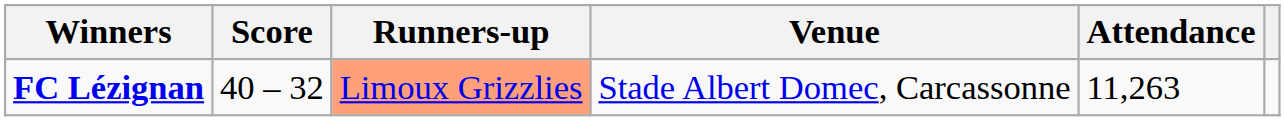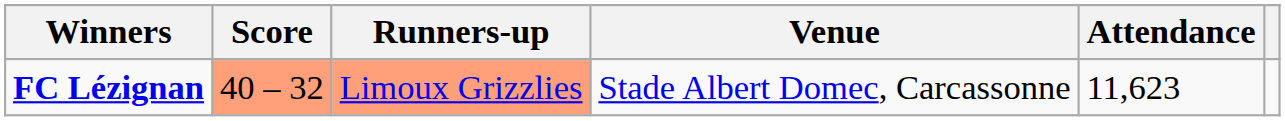(272, 86) no background -> (272, 86) lightsalmon background
(1133, 86) 11,263 -> (1133, 86) 11,623
